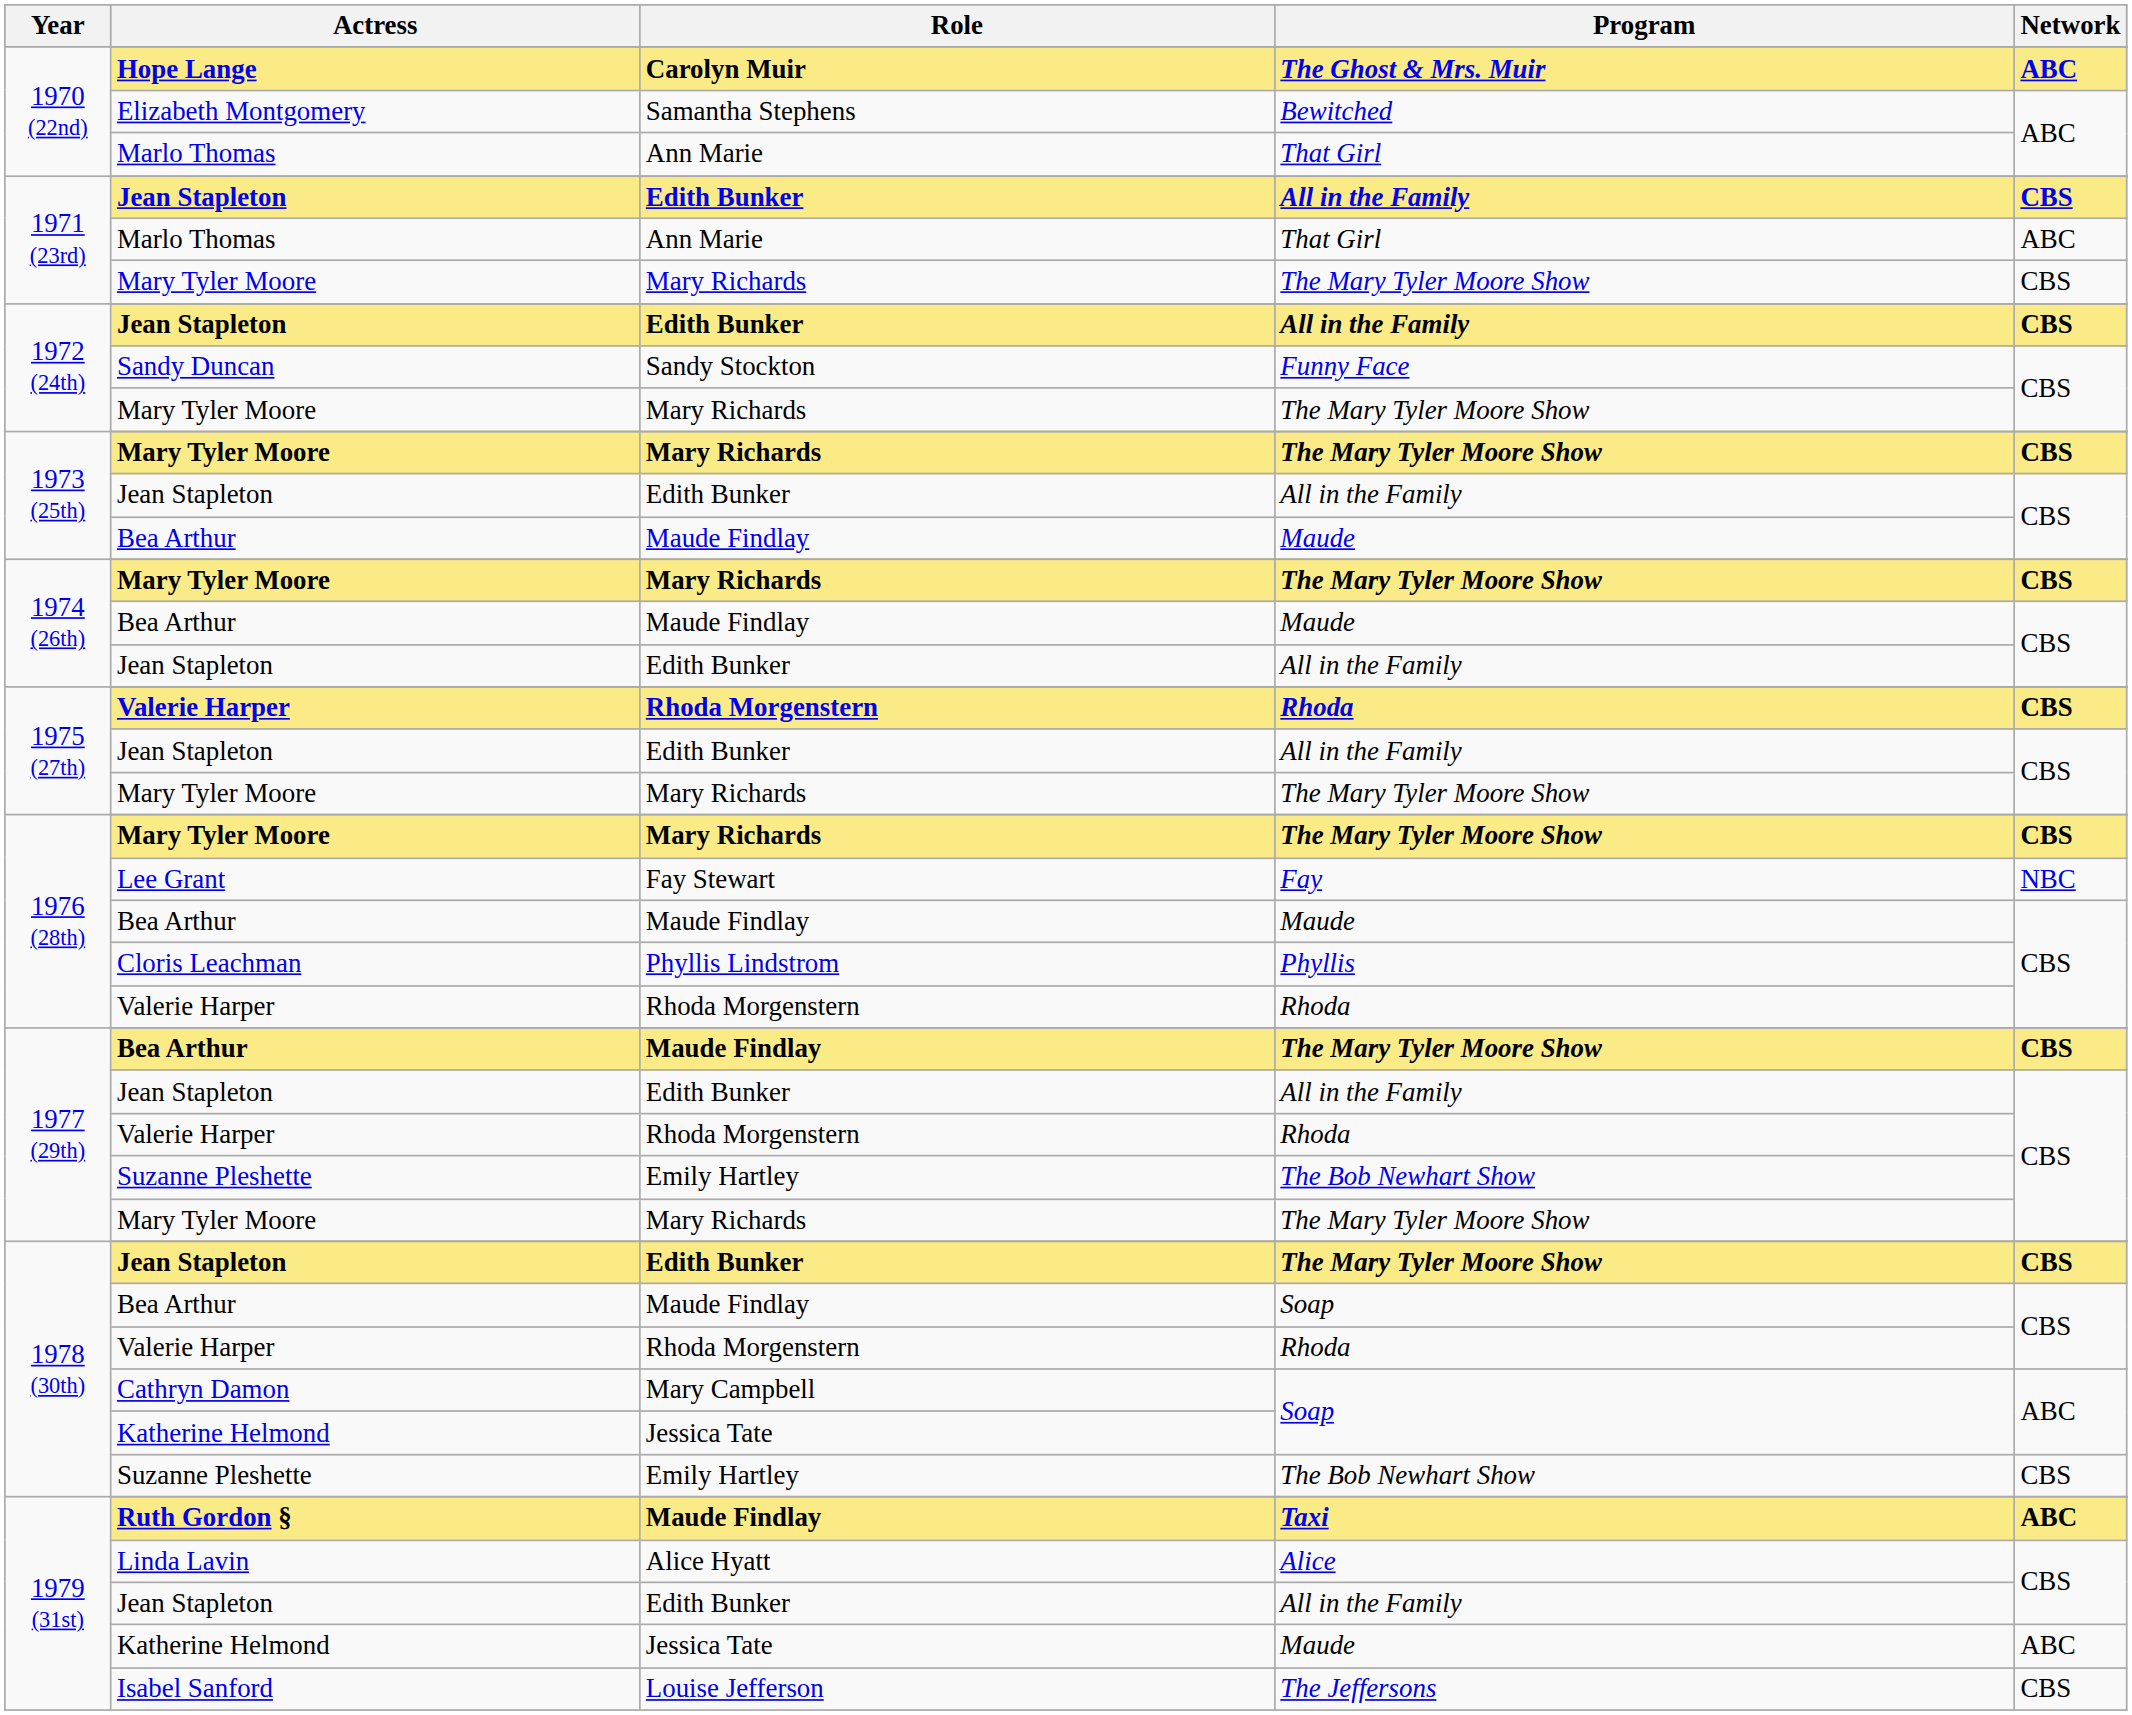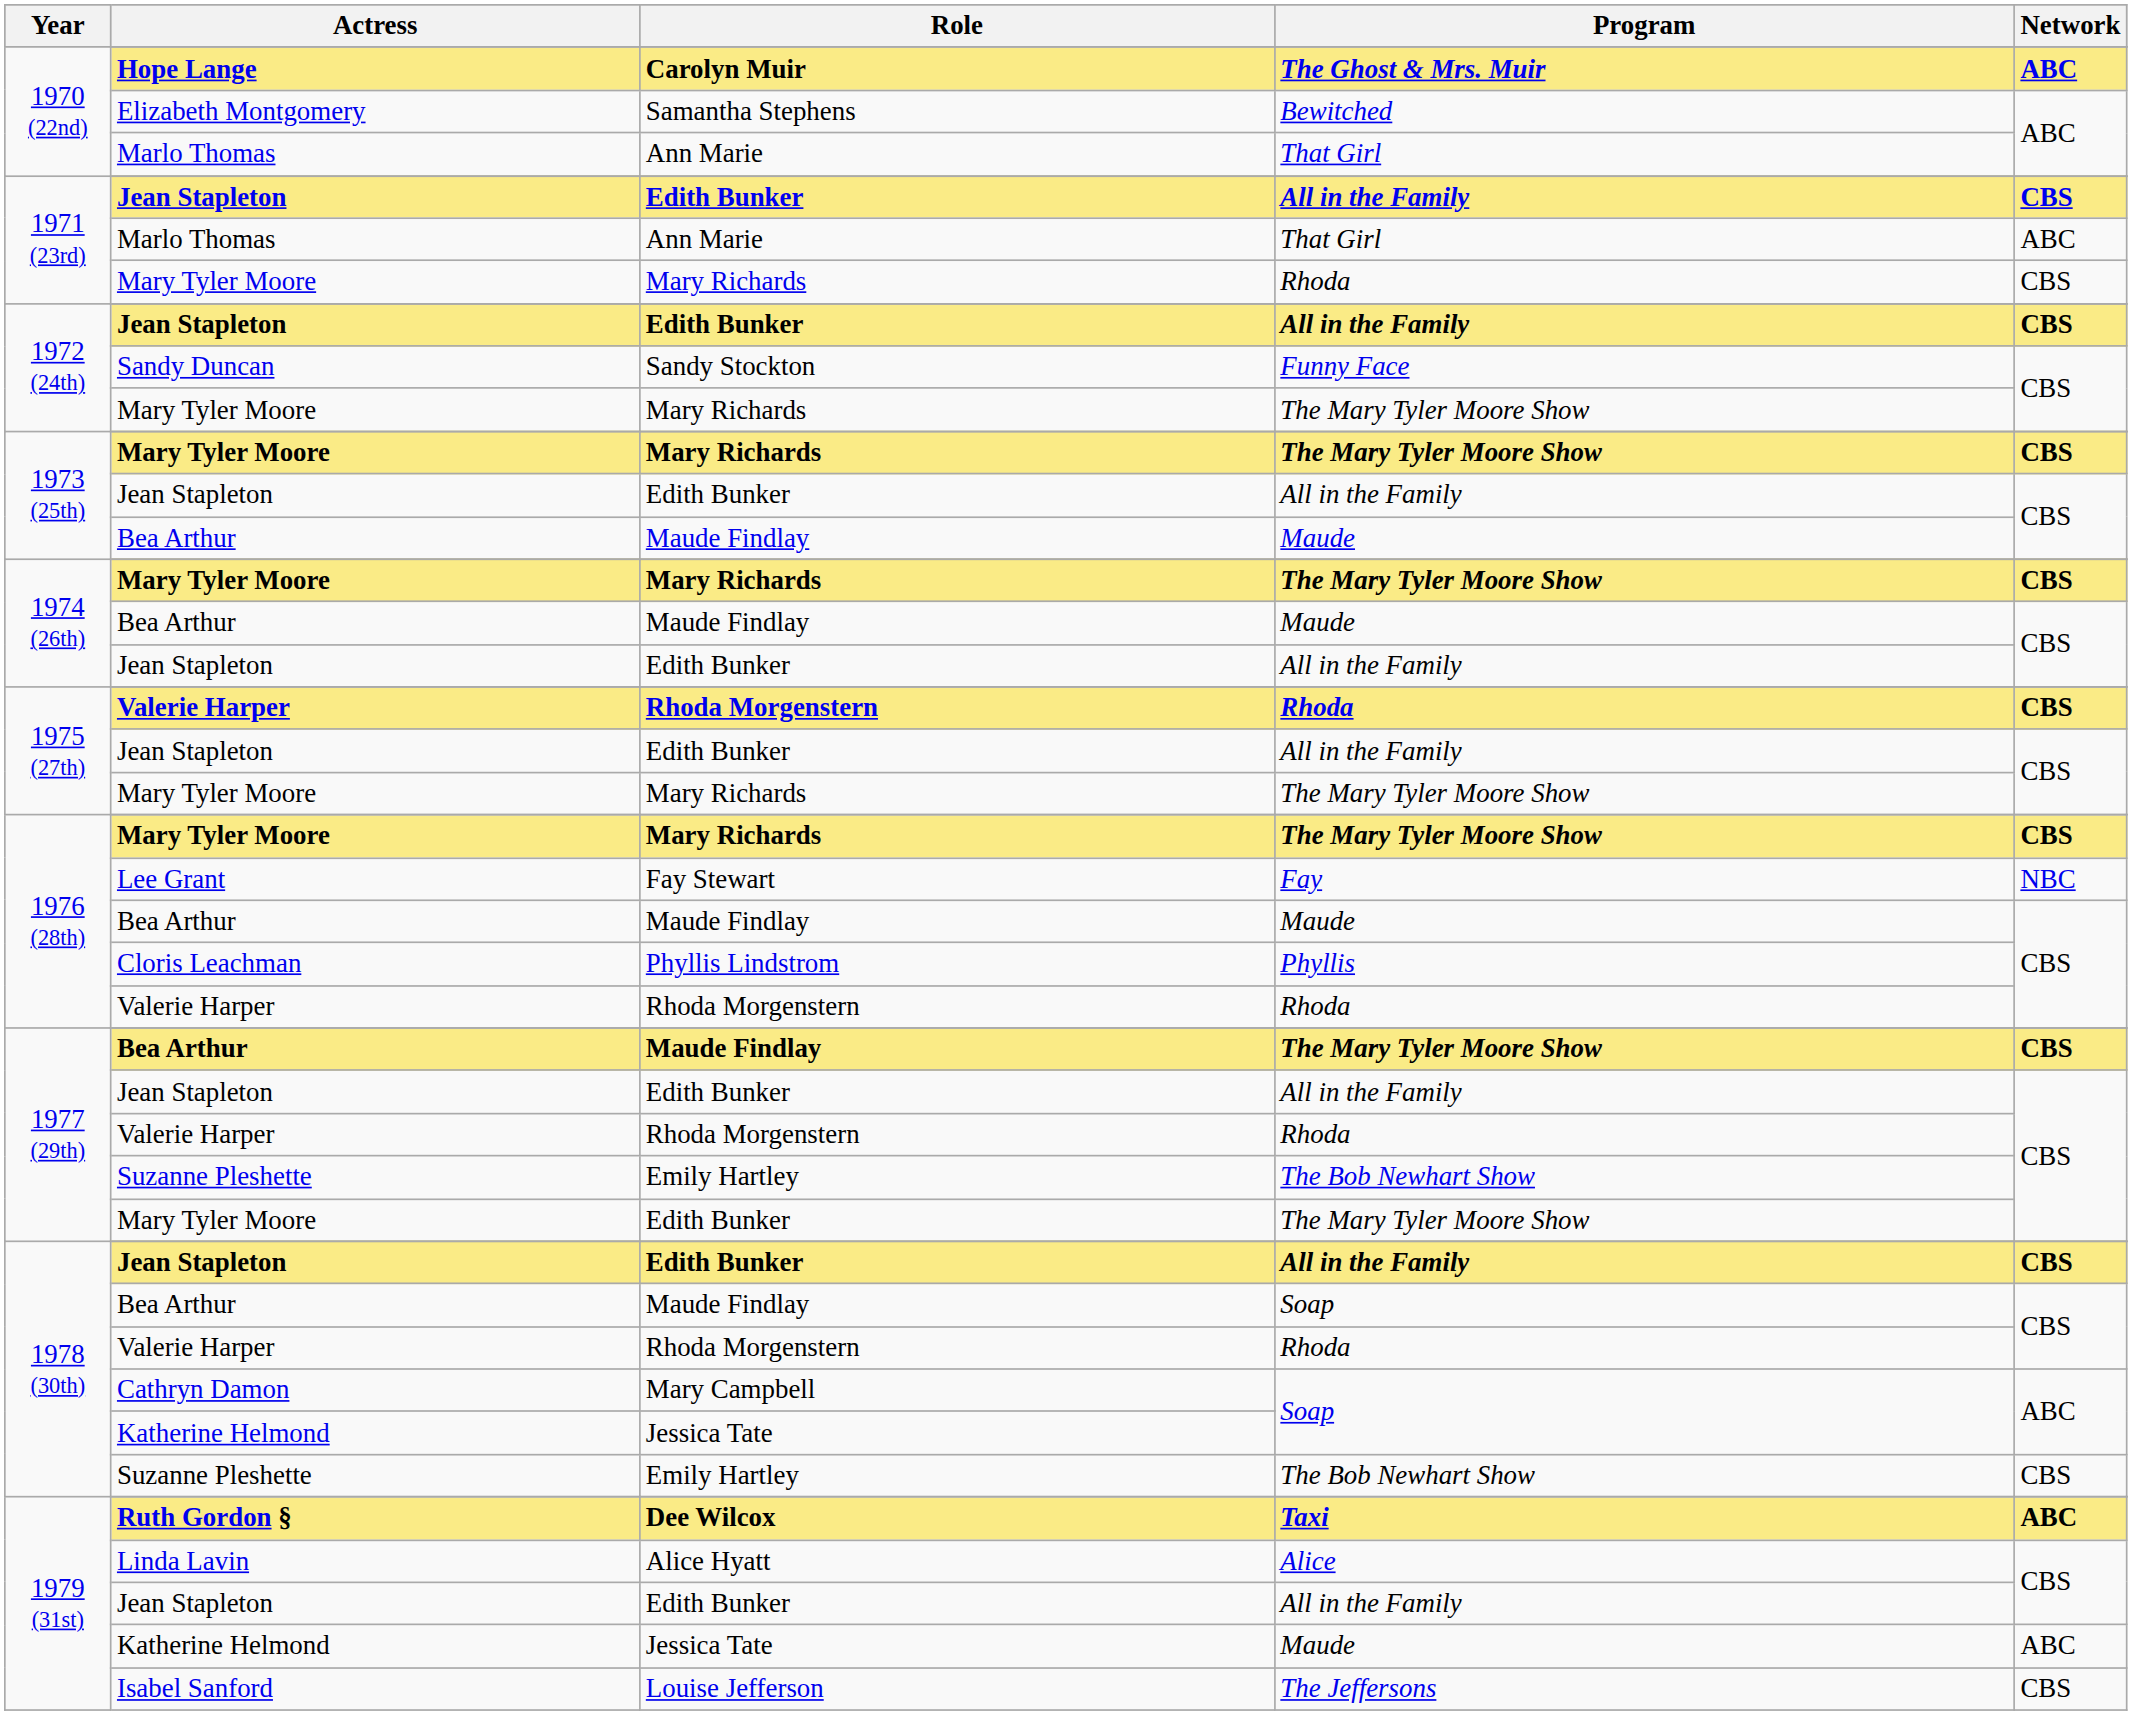(1435, 281) The Mary Tyler Moore Show -> (1315, 281) Rhoda
(726, 1219) Mary Richards -> (718, 1219) Edith Bunker
(1441, 1262) The Mary Tyler Moore Show -> (1375, 1262) All in the Family
(734, 1517) Maude Findlay -> (711, 1517) Dee Wilcox
